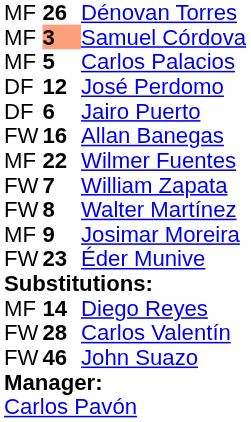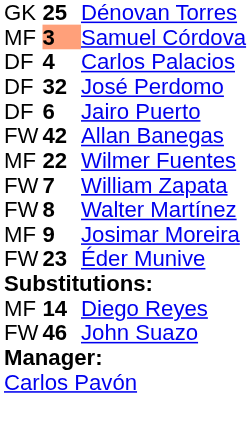(20, 12) MF -> (20, 12) GK
(55, 12) 26 -> (55, 12) 25
(20, 62) MF -> (19, 62) DF
(49, 62) 5 -> (49, 62) 4
(55, 86) 12 -> (55, 86) 32
(55, 136) 16 -> (55, 136) 42
- row: (156, 333)
